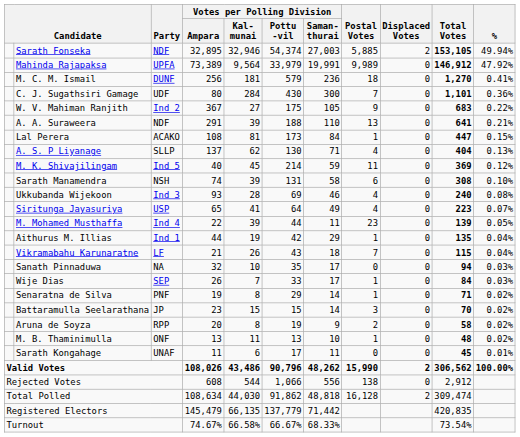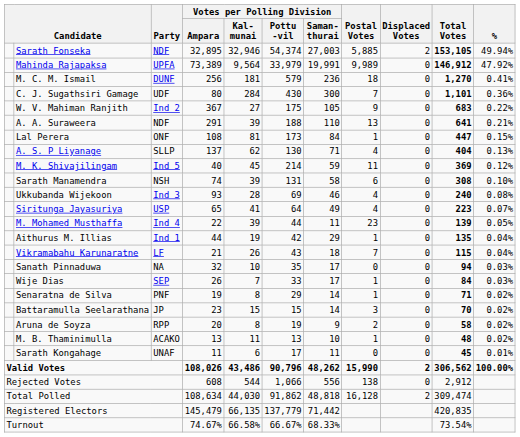(167, 137) ACAKO -> (161, 137) ONF
(161, 339) ONF -> (167, 339) ACAKO
